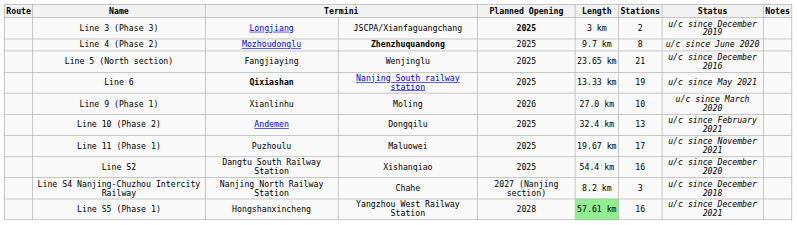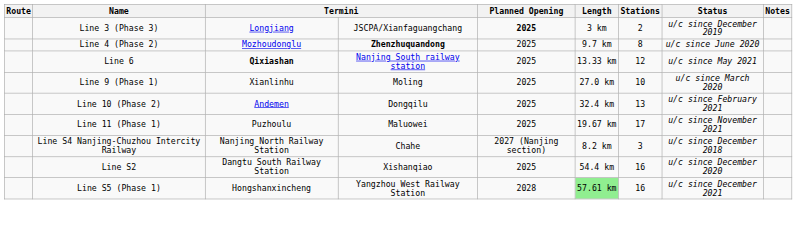- row: (119, 62)
(640, 83) 19 -> (640, 62) 12
(526, 104) 2026 -> (526, 83) 2025
rows swapped: (119, 167) <-> (119, 188)
